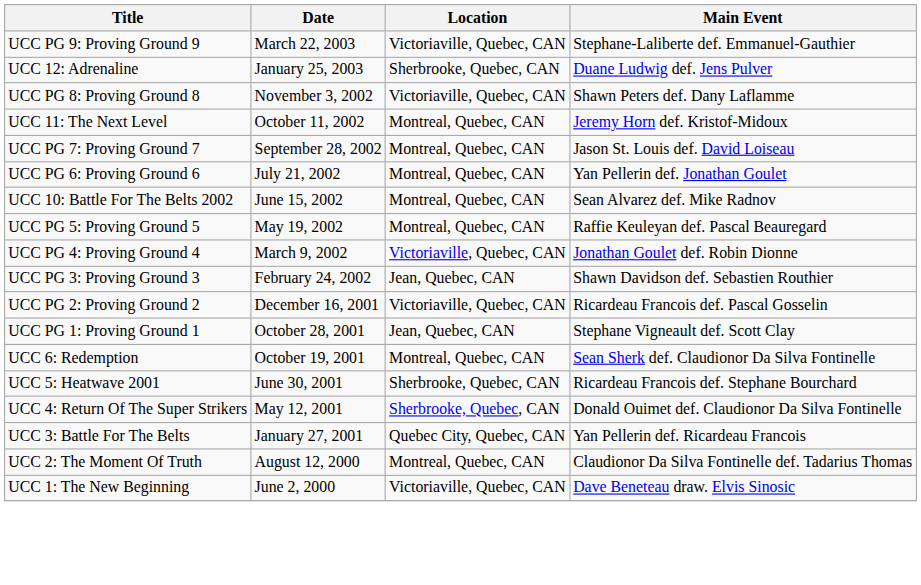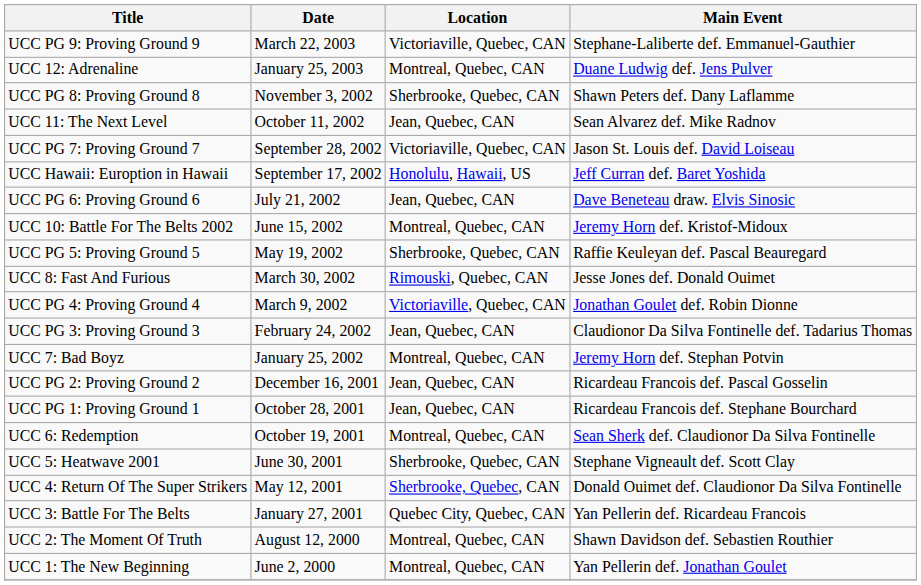(474, 70) Sherbrooke, Quebec, CAN -> (467, 70) Montreal, Quebec, CAN
(477, 96) Victoriaville, Quebec, CAN -> (474, 96) Sherbrooke, Quebec, CAN
(467, 122) Montreal, Quebec, CAN -> (452, 122) Jean, Quebec, CAN
(680, 122) Jeremy Horn def. Kristof-Midoux -> (675, 122) Sean Alvarez def. Mike Radnov
(467, 148) Montreal, Quebec, CAN -> (477, 148) Victoriaville, Quebec, CAN
+ row: (118, 174)
(467, 174) Montreal, Quebec, CAN -> (452, 200) Jean, Quebec, CAN
(680, 174) Yan Pellerin def. Jonathan Goulet -> (684, 200) Dave Beneteau draw. Elvis Sinosic
(675, 200) Sean Alvarez def. Mike Radnov -> (680, 226) Jeremy Horn def. Kristof-Midoux
(467, 226) Montreal, Quebec, CAN -> (474, 253) Sherbrooke, Quebec, CAN
+ row: (89, 279)
(703, 279) Shawn Davidson def. Sebastien Routhier -> (743, 331) Claudionor Da Silva Fontinelle def. Tadarius Thomas
+ row: (66, 357)
(477, 305) Victoriaville, Quebec, CAN -> (452, 383) Jean, Quebec, CAN
(684, 331) Stephane Vigneault def. Scott Clay -> (715, 409) Ricardeau Francois def. Stephane Bourchard
(715, 383) Ricardeau Francois def. Stephane Bourchard -> (684, 462) Stephane Vigneault def. Scott Clay
(743, 462) Claudionor Da Silva Fontinelle def. Tadarius Thomas -> (703, 540) Shawn Davidson def. Sebastien Routhier
(477, 488) Victoriaville, Quebec, CAN -> (467, 566) Montreal, Quebec, CAN
(684, 488) Dave Beneteau draw. Elvis Sinosic -> (680, 566) Yan Pellerin def. Jonathan Goulet
